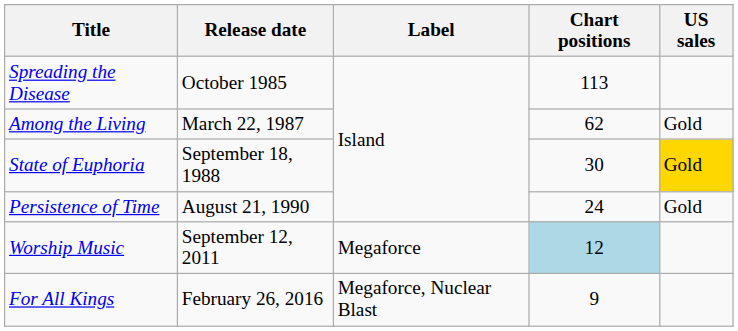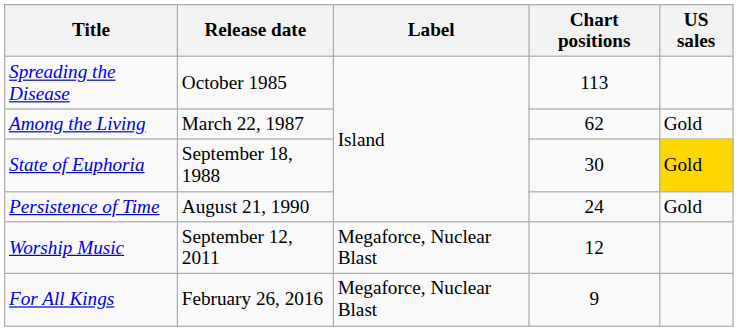(379, 247) Megaforce -> (414, 247) Megaforce, Nuclear Blast
(594, 247) lightblue background -> (594, 247) no background
